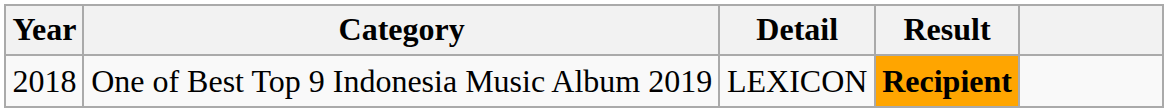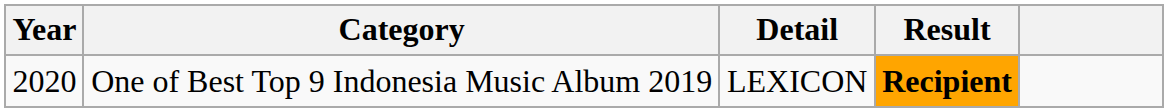(44, 80) 2018 -> (44, 80) 2020
